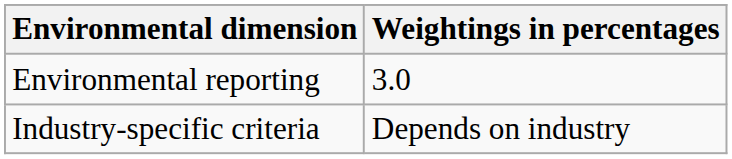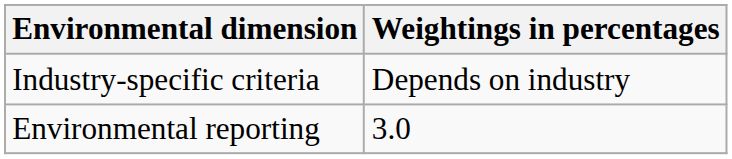rows swapped: (166, 78) <-> (166, 128)
